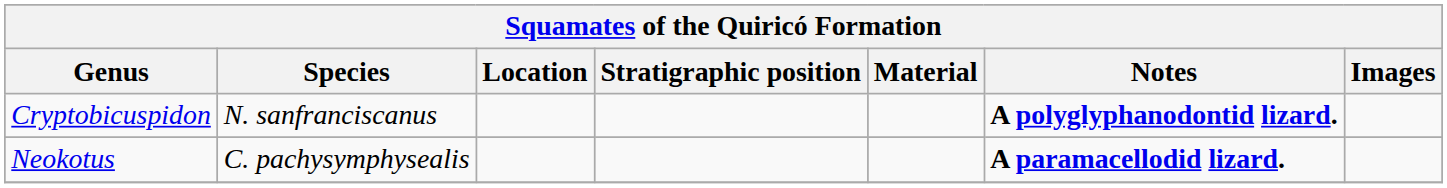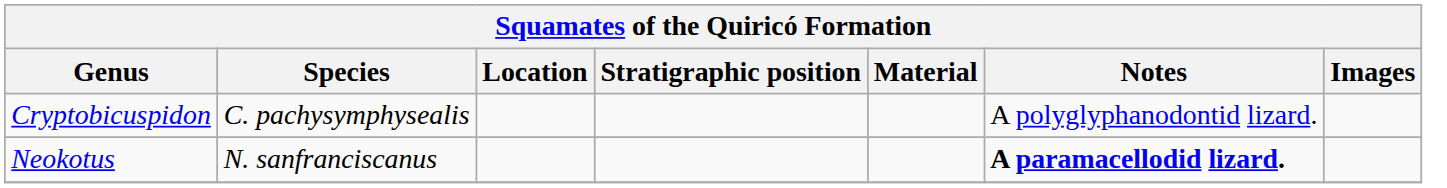(330, 114) N. sanfranciscanus -> (347, 114) C. pachysymphysealis
(1164, 114) bold -> (1154, 114) normal
(347, 159) C. pachysymphysealis -> (330, 159) N. sanfranciscanus
